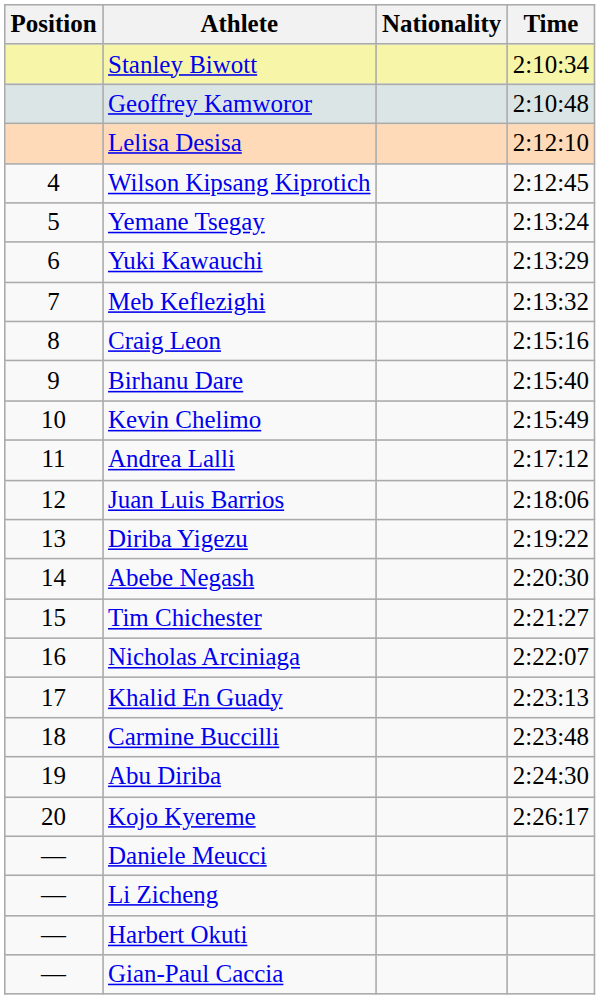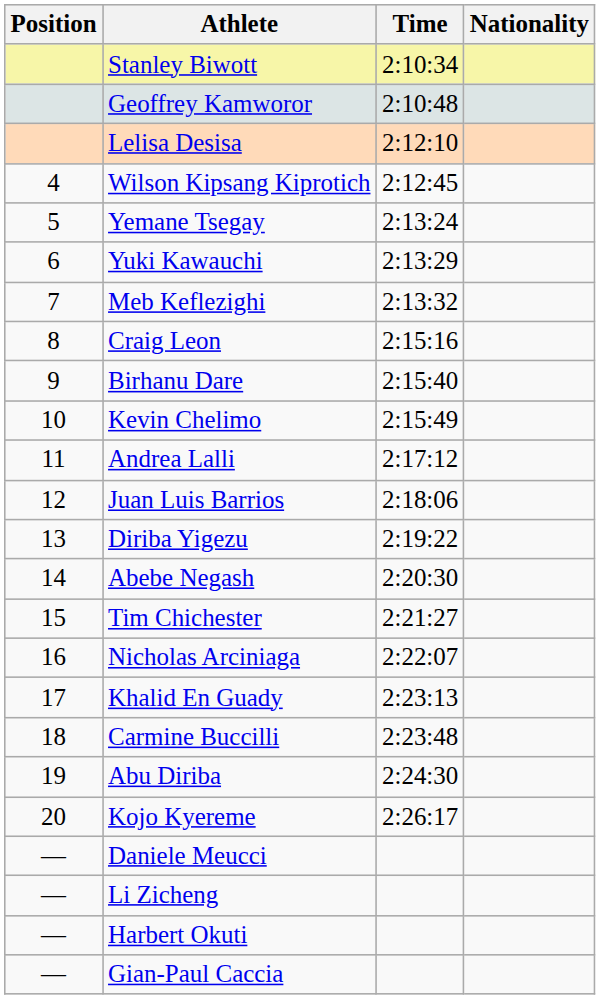columns swapped: (442, 24) <-> (551, 24)
